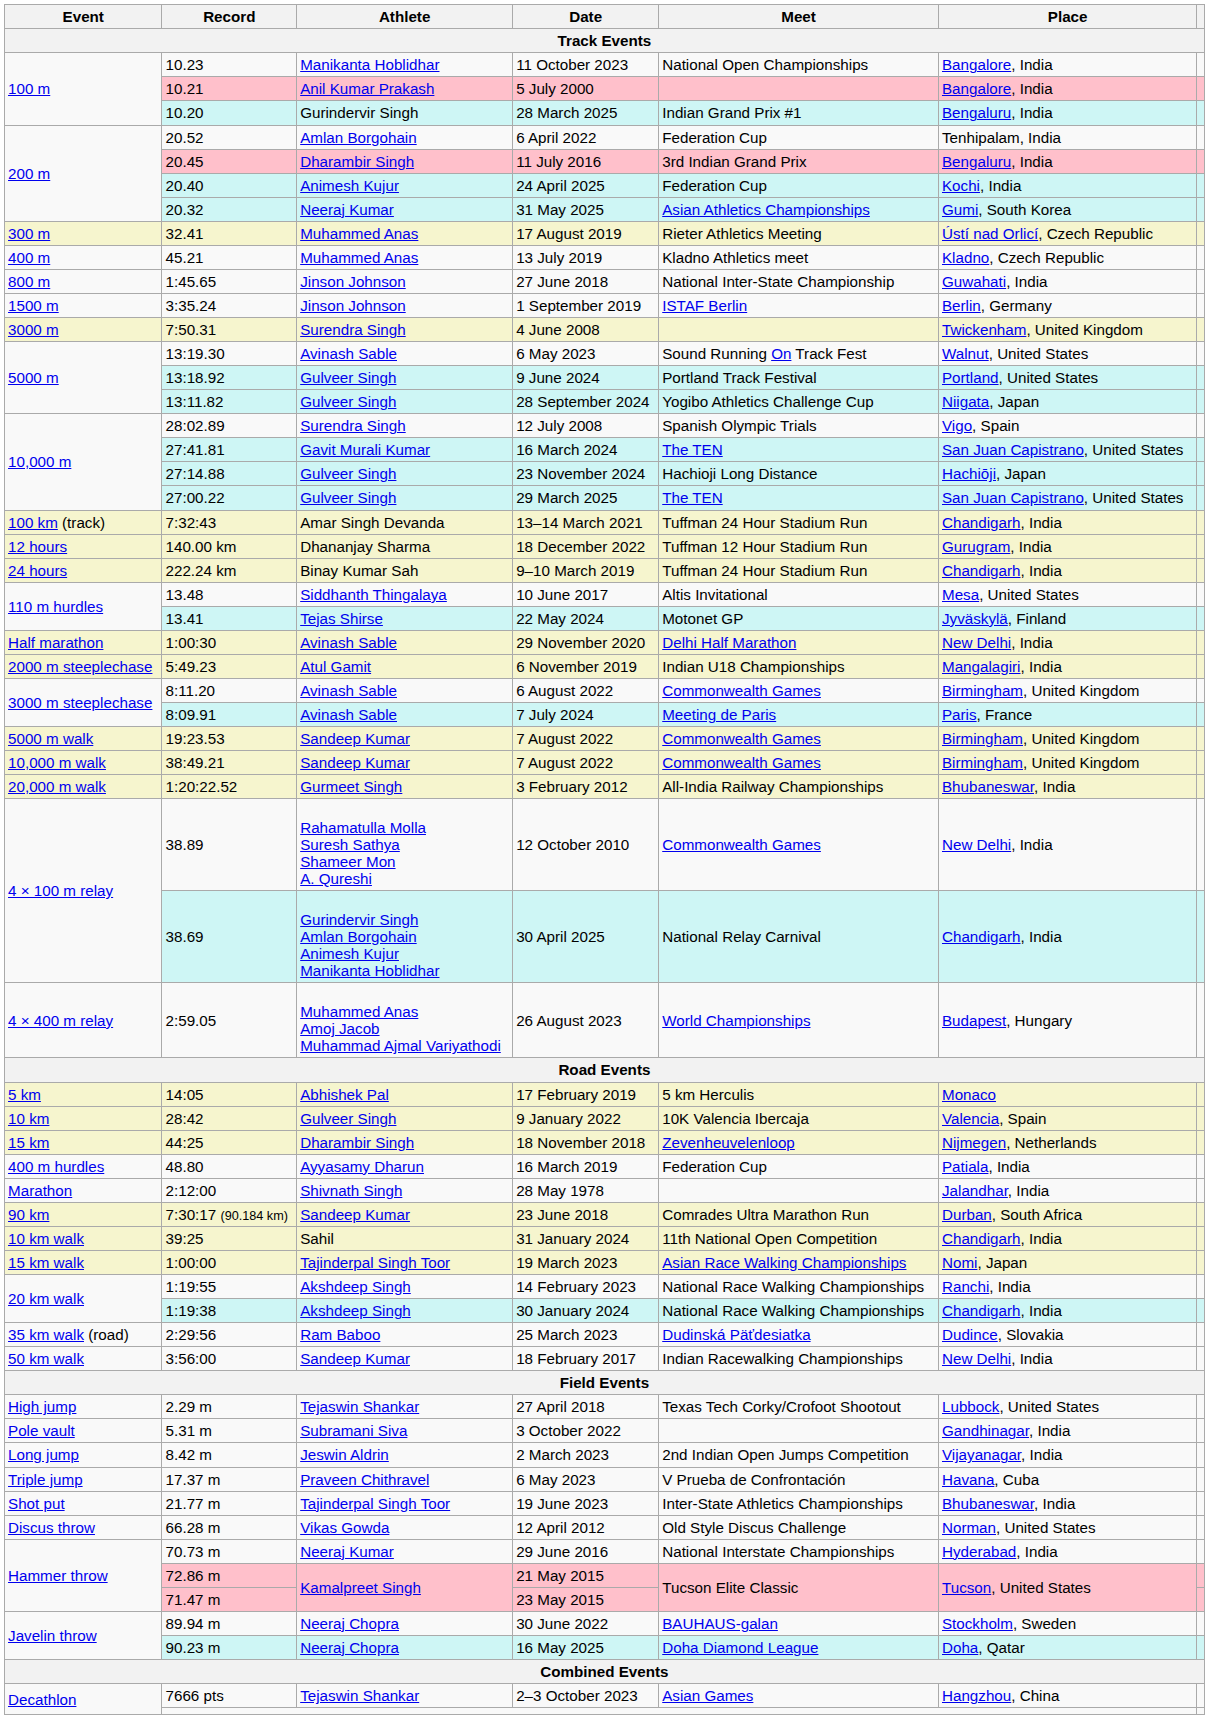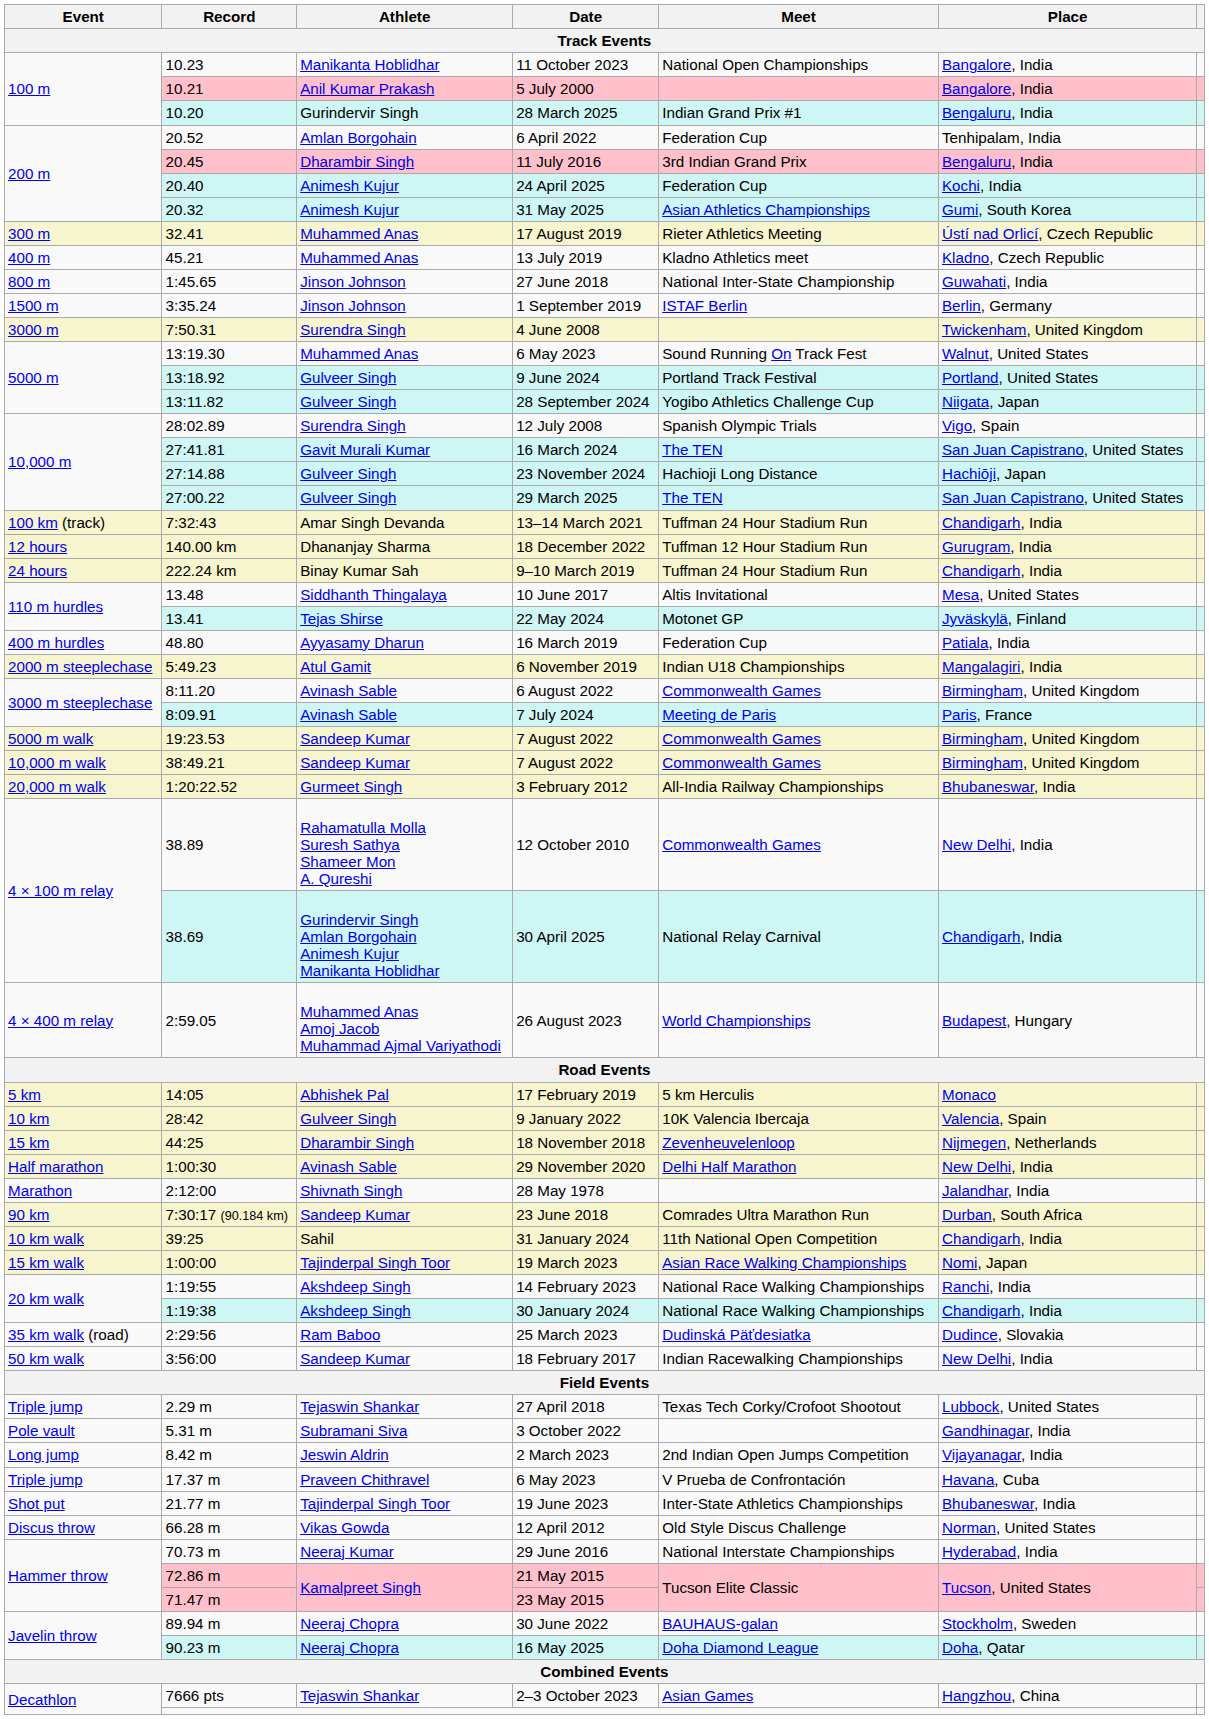(347, 209) Neeraj Kumar -> (350, 209) Animesh Kujur
(349, 354) Avinash Sable -> (359, 354) Muhammed Anas
rows swapped: (185, 1166) <-> (191, 642)
(42, 1407) High jump -> (45, 1407) Triple jump
